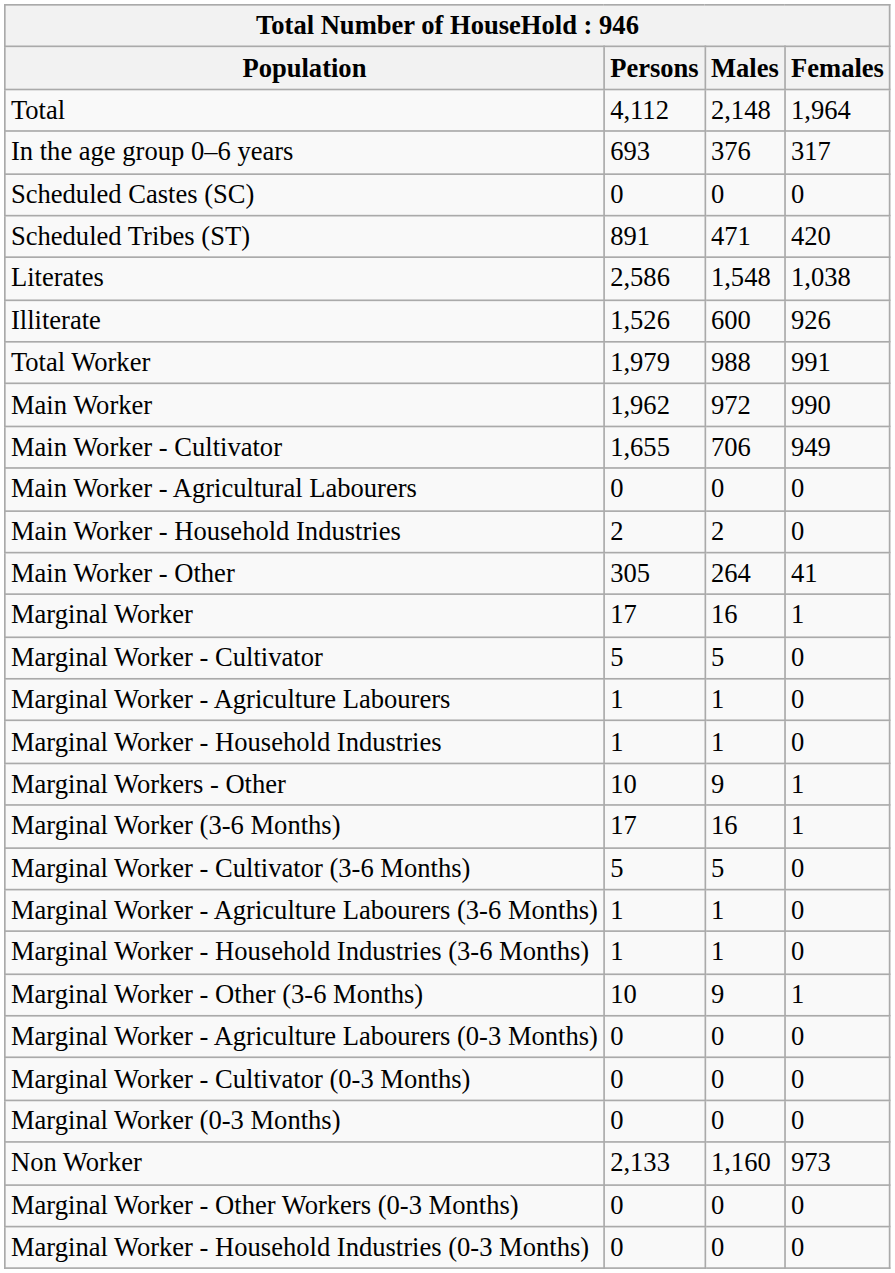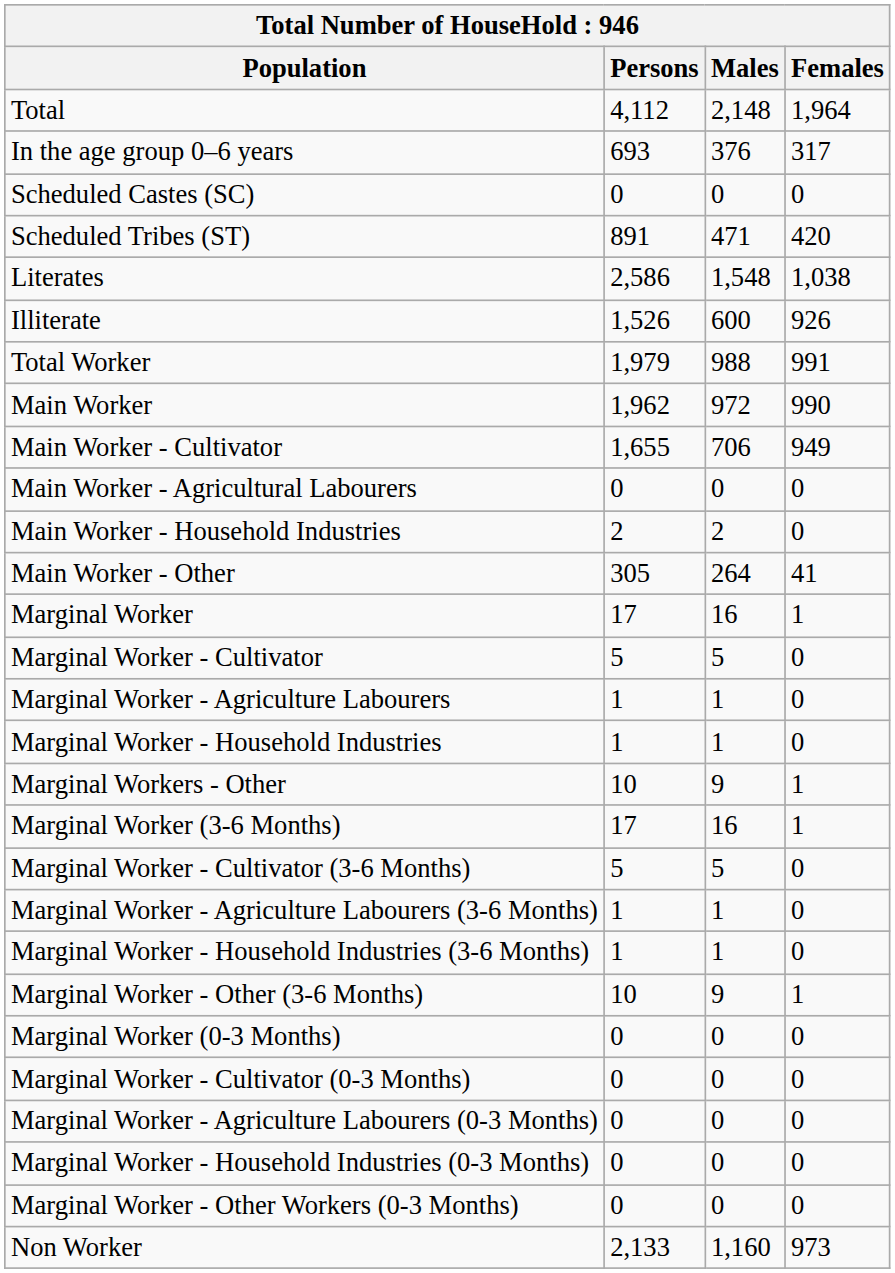rows swapped: (176, 1120) <-> (304, 1036)
rows swapped: (300, 1247) <-> (76, 1162)
